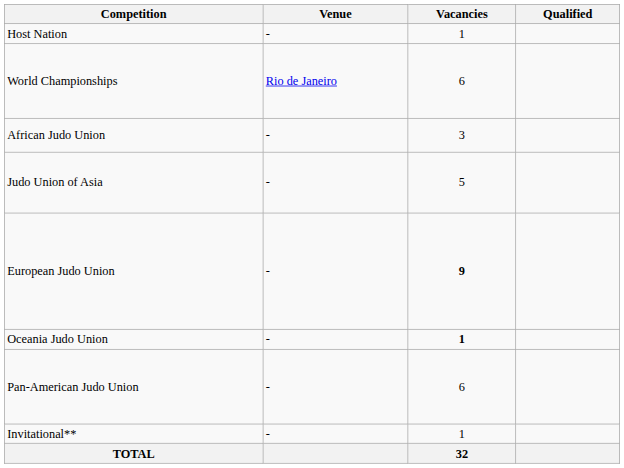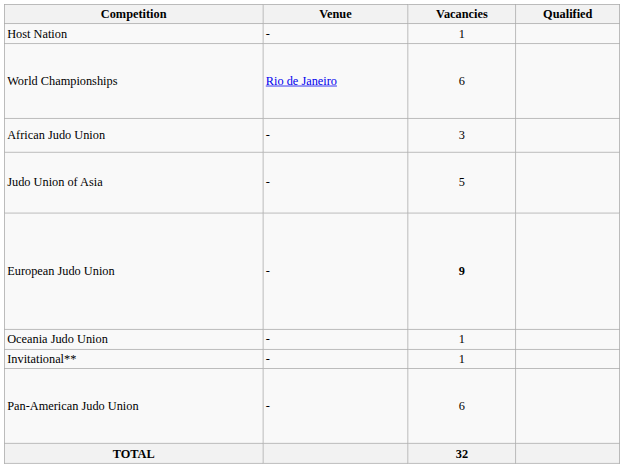(462, 339) bold -> (462, 339) normal
rows swapped: (73, 386) <-> (42, 433)
